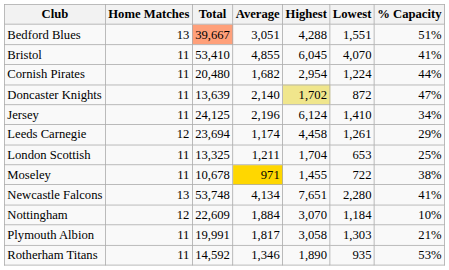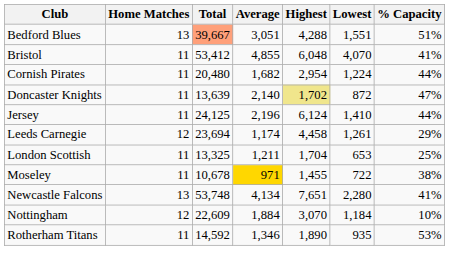(213, 54) 53,410 -> (213, 54) 53,412
(313, 54) 6,045 -> (313, 54) 6,048
(430, 114) 34% -> (430, 114) 44%
- row: (51, 235)
